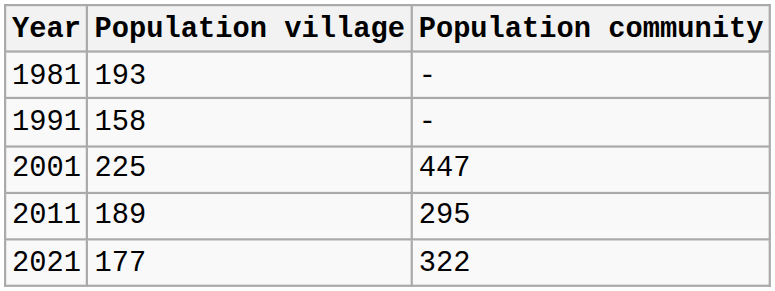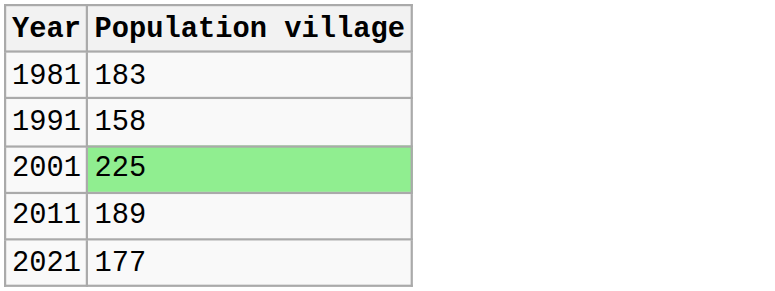- column: (591, 29)
(120, 75) 193 -> (120, 75) 183
(120, 169) no background -> (120, 169) lightgreen background
